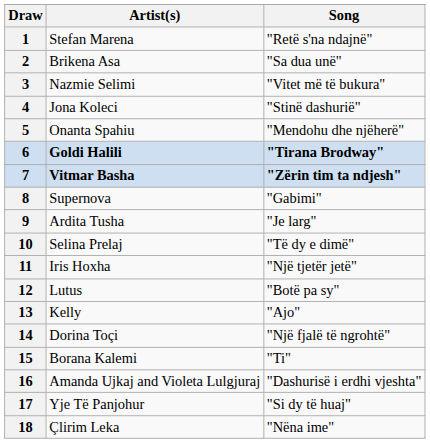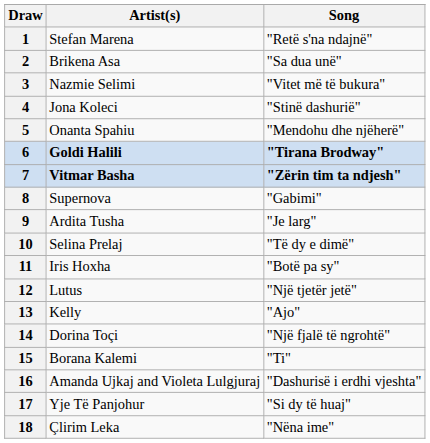(312, 267) "Një tjetër jetë" -> (303, 267) "Botë pa sy"
(303, 289) "Botë pa sy" -> (312, 289) "Një tjetër jetë"
